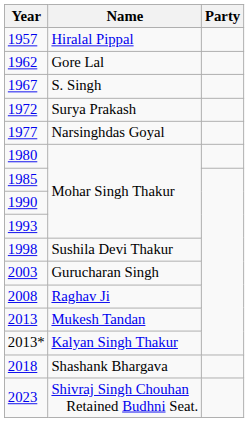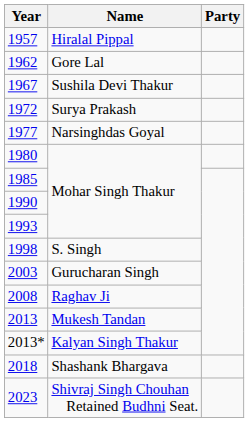(76, 86) S. Singh -> (112, 86) Sushila Devi Thakur
(112, 249) Sushila Devi Thakur -> (76, 249) S. Singh
